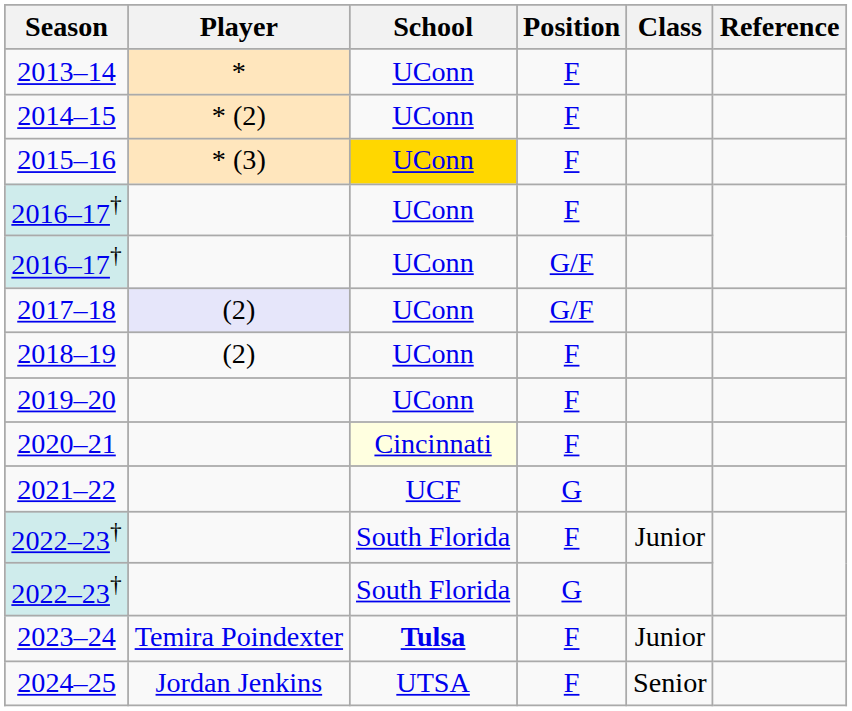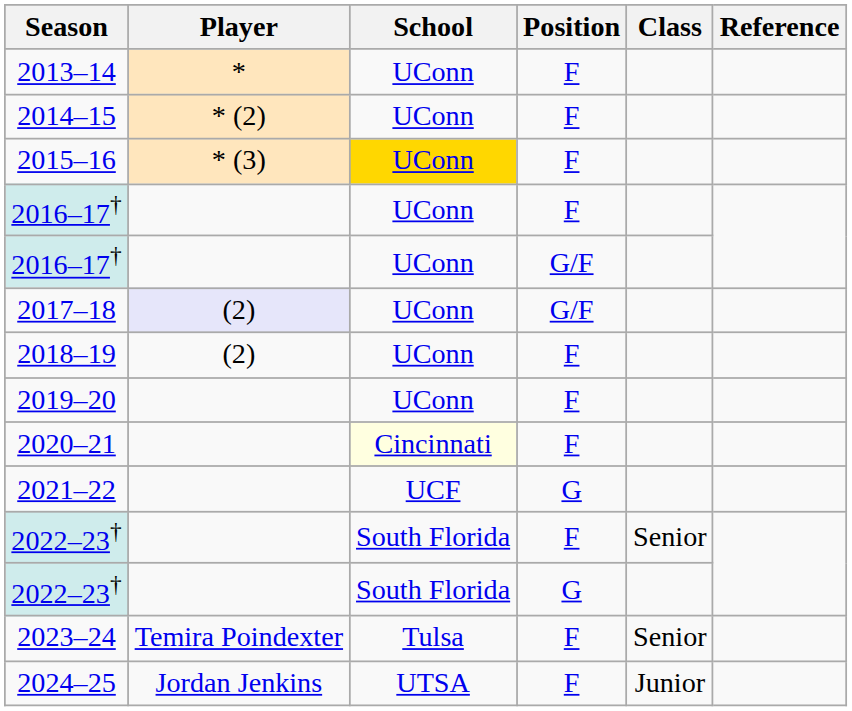(670, 537) Junior -> (670, 537) Senior
(433, 637) bold -> (433, 637) normal
(670, 637) Junior -> (670, 637) Senior
(670, 682) Senior -> (670, 682) Junior
